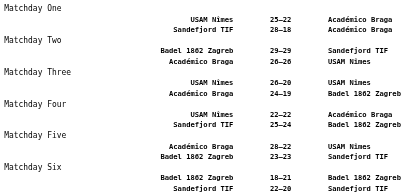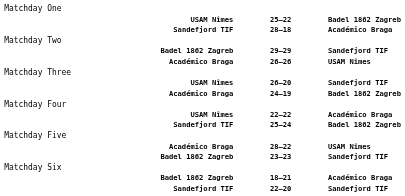(360, 19) Académico Braga -> (364, 19) Badel 1862 Zagreb
(349, 83) USAM Nîmes -> (358, 83) Sandefjord TIF
(364, 178) Badel 1862 Zagreb -> (360, 178) Académico Braga
